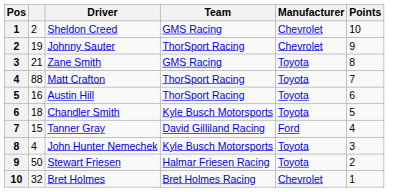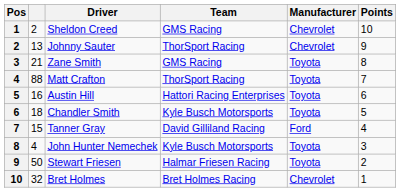(37, 46) 19 -> (37, 46) 13
(203, 96) ThorSport Racing -> (224, 96) Hattori Racing Enterprises
